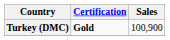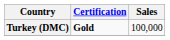(147, 27) 100,900 -> (147, 27) 100,000
